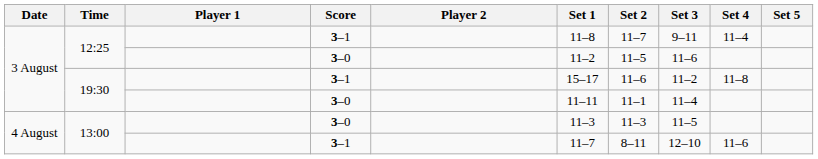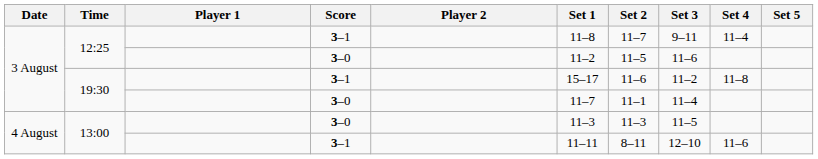(582, 101) 11–11 -> (582, 101) 11–7
(582, 143) 11–7 -> (582, 143) 11–11
